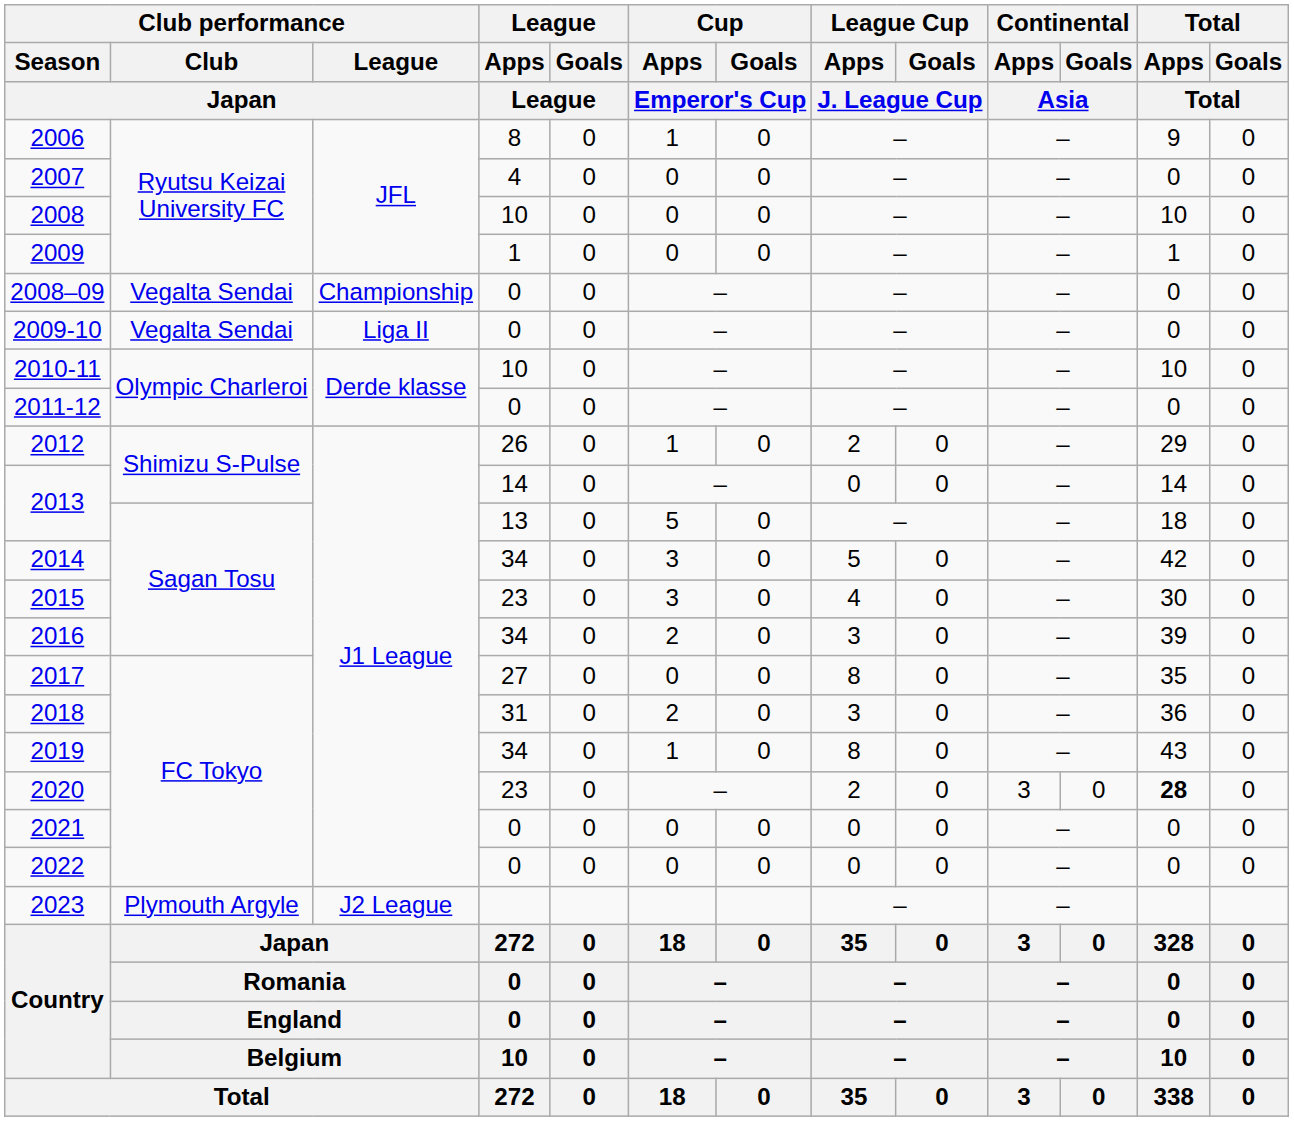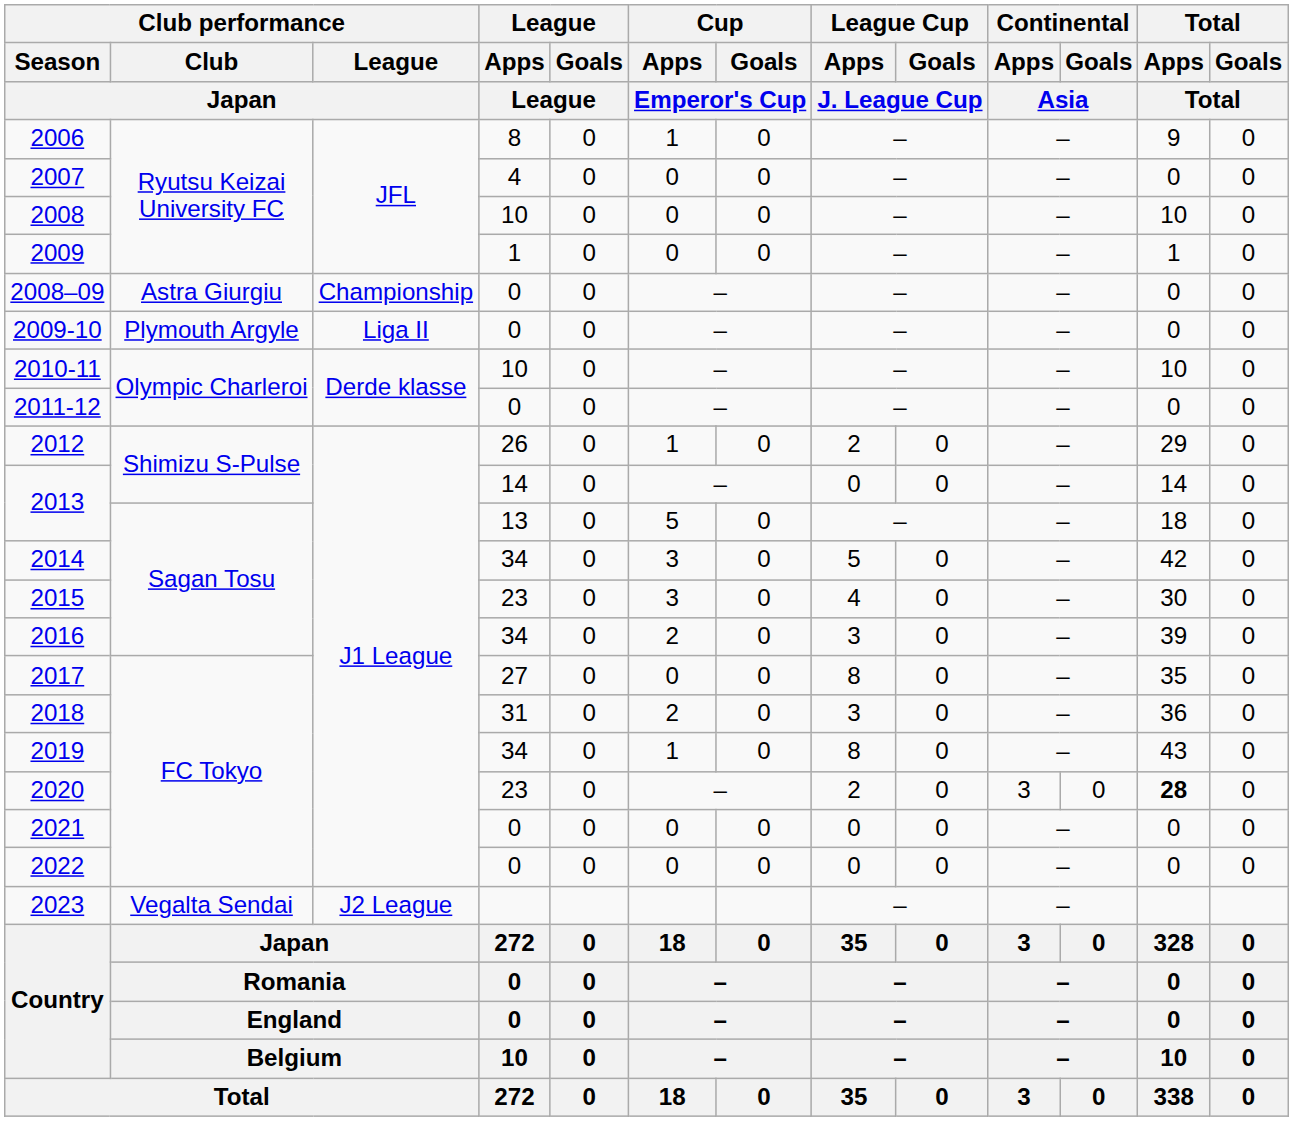(212, 291) Vegalta Sendai -> (212, 291) Astra Giurgiu
(212, 330) Vegalta Sendai -> (212, 330) Plymouth Argyle
(212, 904) Plymouth Argyle -> (212, 904) Vegalta Sendai
